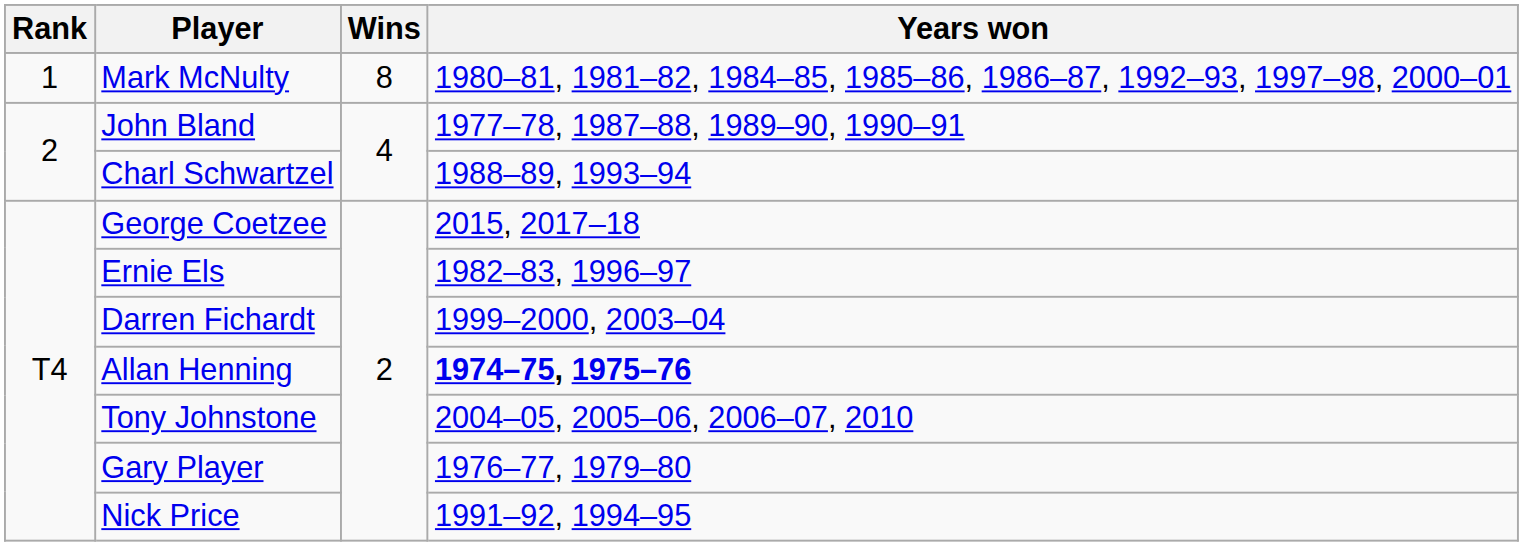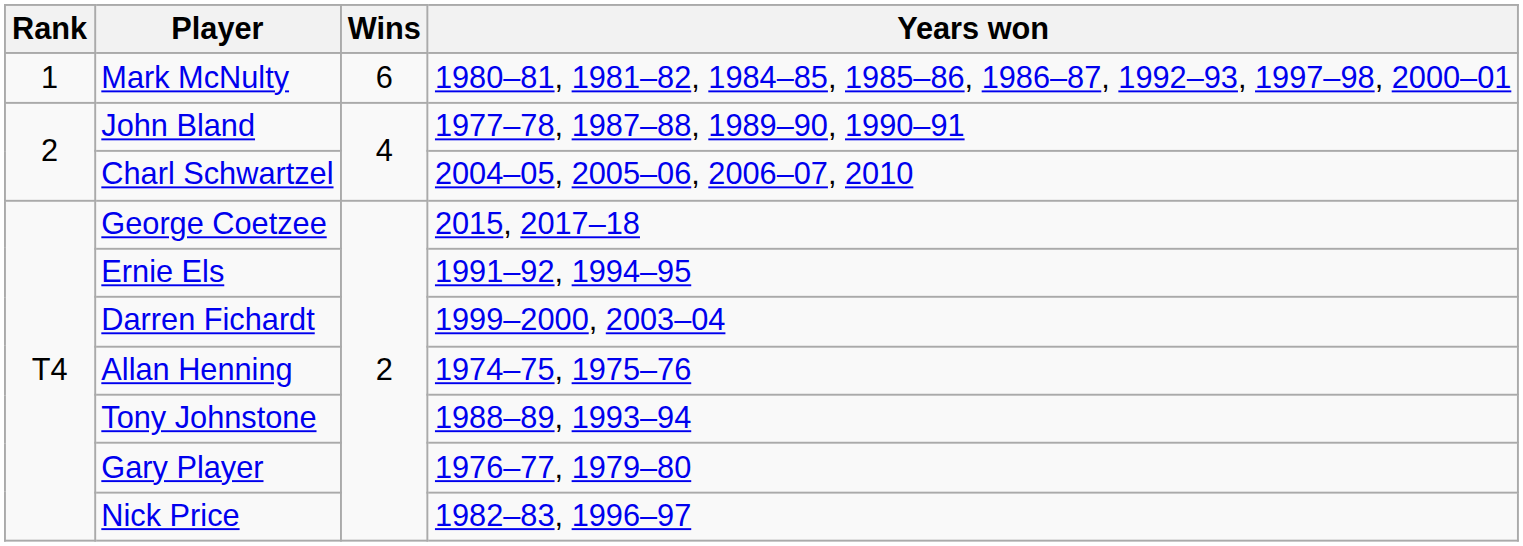(384, 77) 8 -> (384, 77) 6
(563, 175) 1988–89, 1993–94 -> (674, 175) 2004–05, 2005–06, 2006–07, 2010
(563, 272) 1982–83, 1996–97 -> (563, 272) 1991–92, 1994–95
(563, 369) bold -> (563, 369) normal
(674, 418) 2004–05, 2005–06, 2006–07, 2010 -> (563, 418) 1988–89, 1993–94
(563, 516) 1991–92, 1994–95 -> (563, 516) 1982–83, 1996–97
